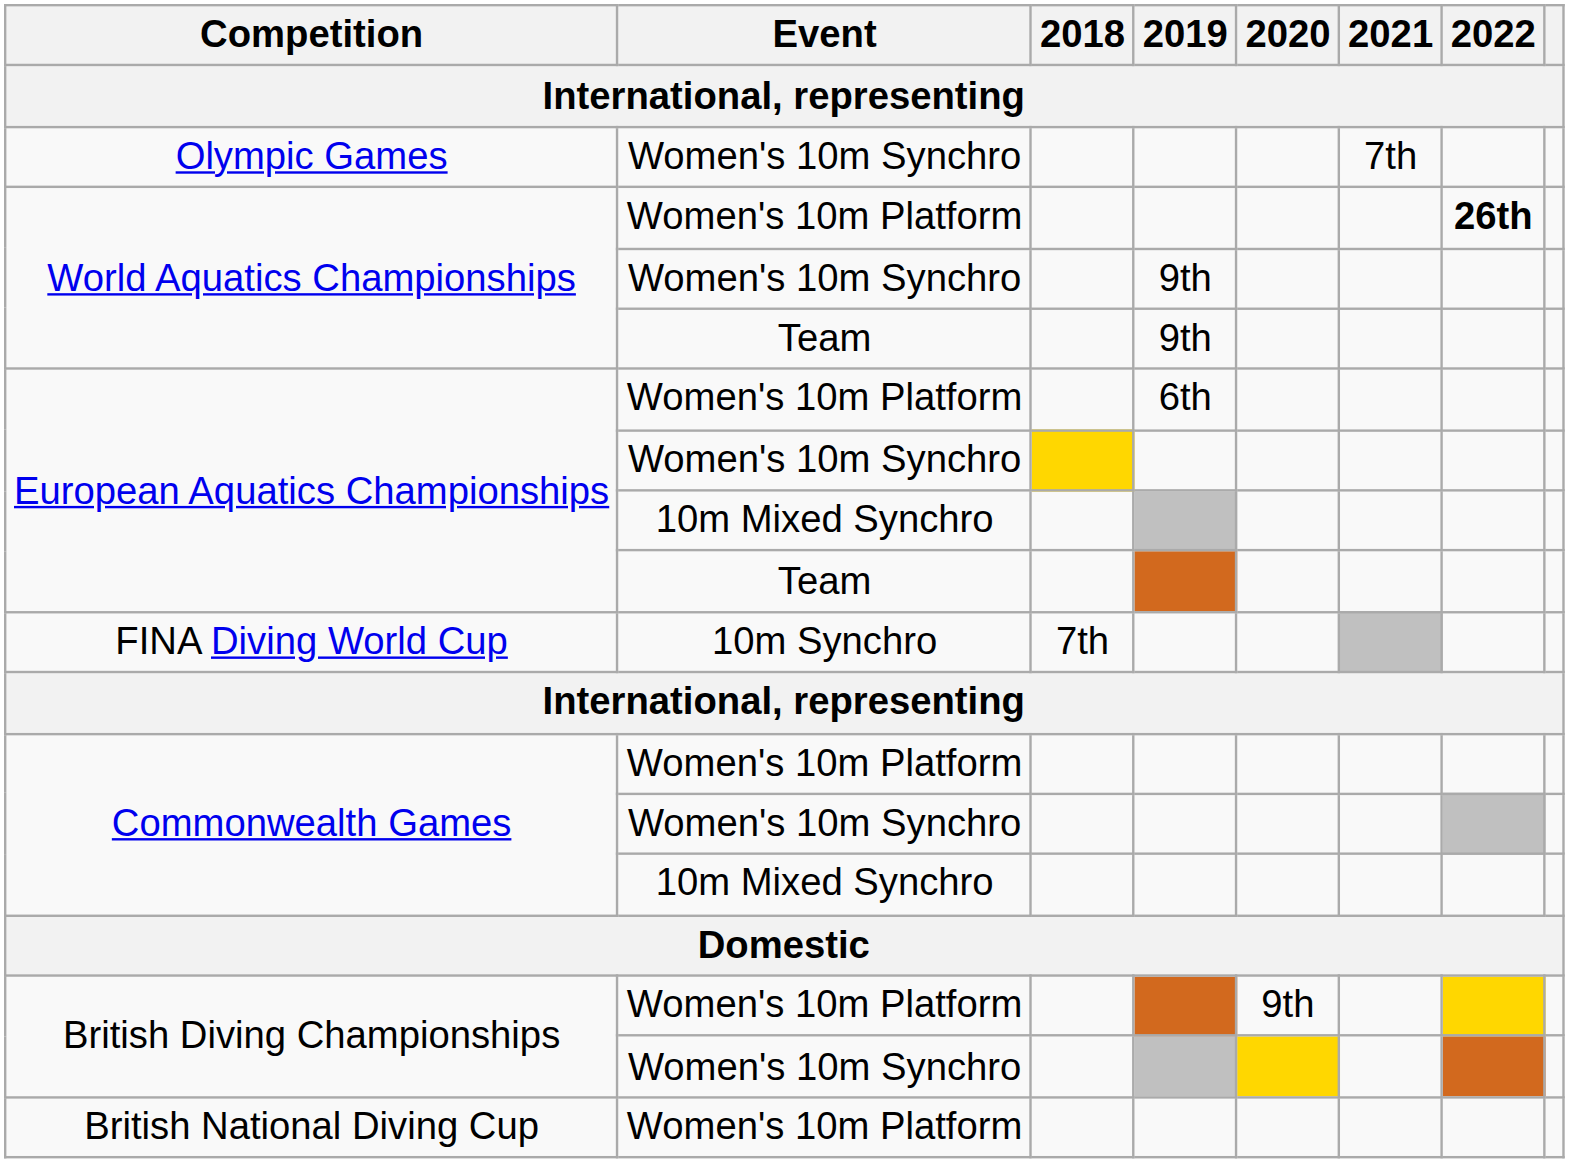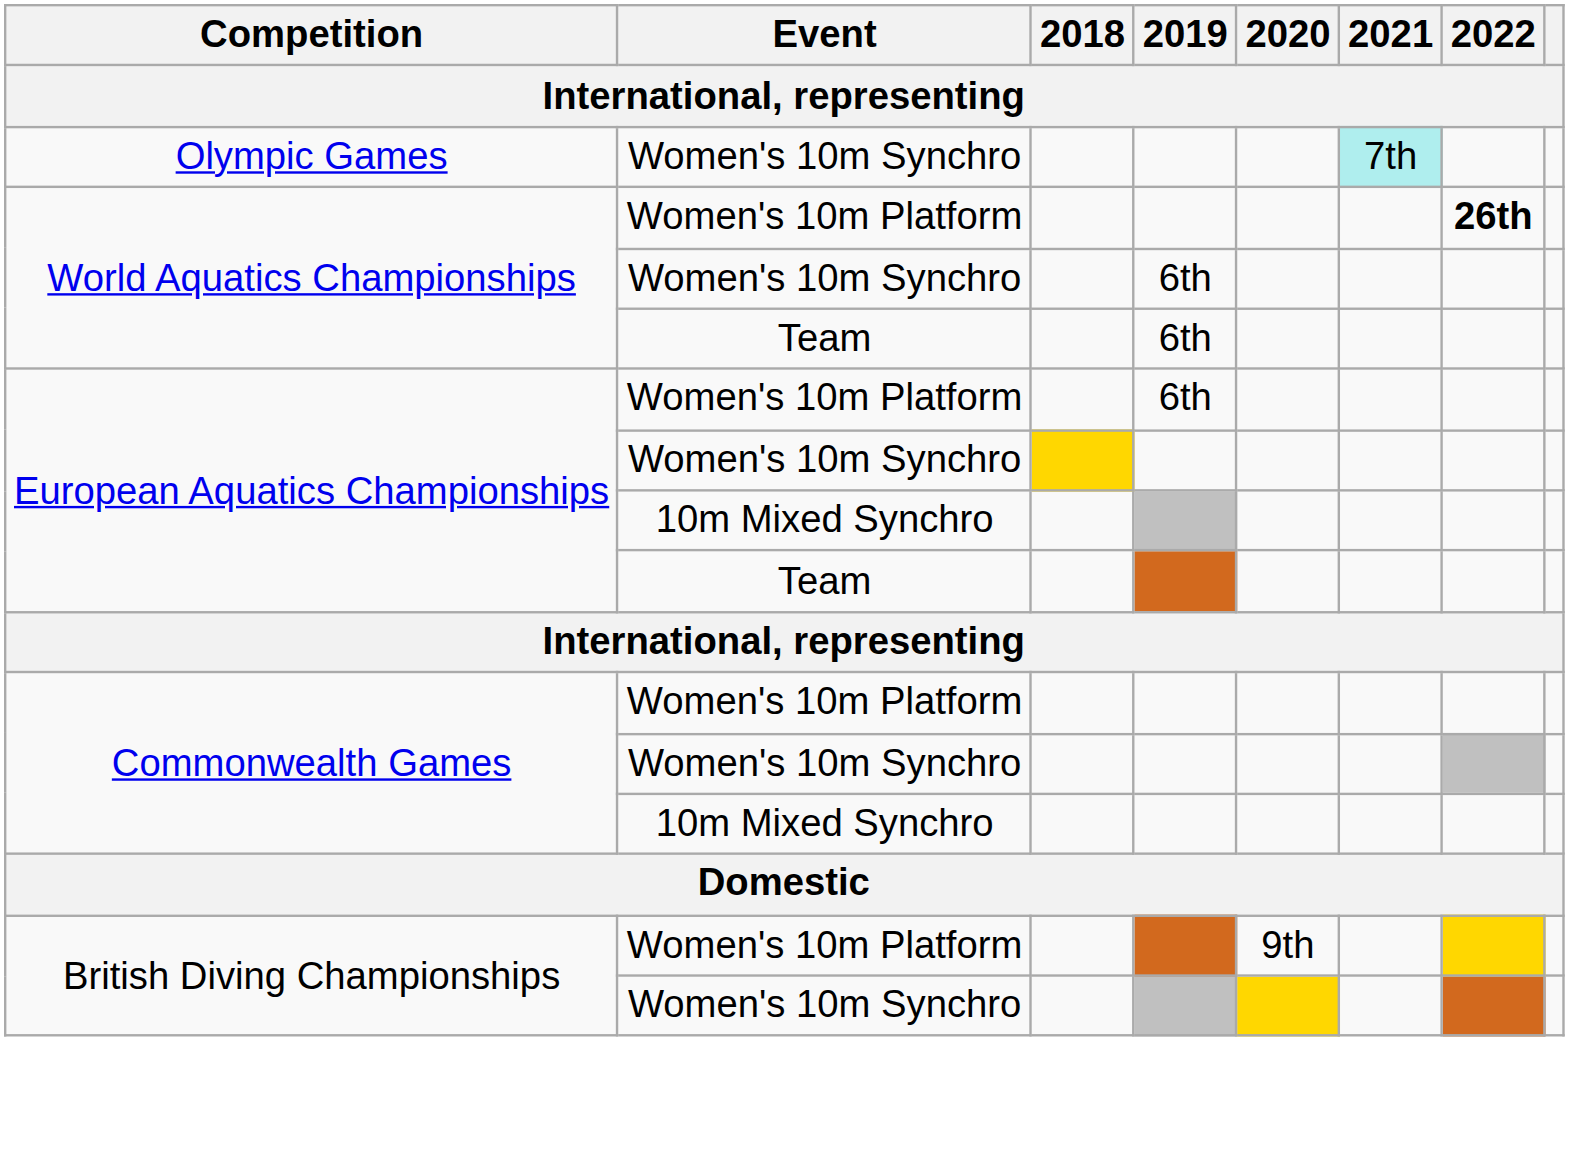(1391, 156) no background -> (1391, 156) paleturquoise background
(1185, 277) 9th -> (1185, 277) 6th
(1185, 338) 9th -> (1185, 338) 6th
- row: (312, 641)
- row: (312, 1126)
